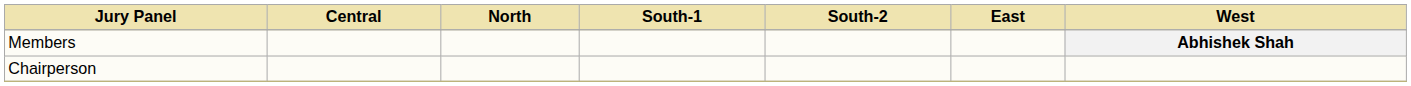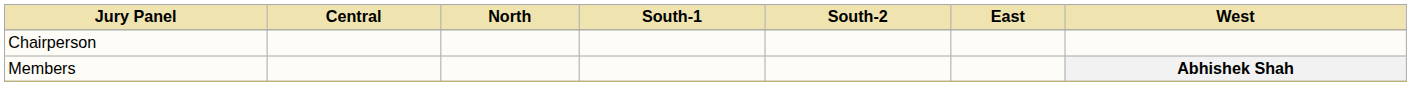rows swapped: (52, 68) <-> (42, 42)
